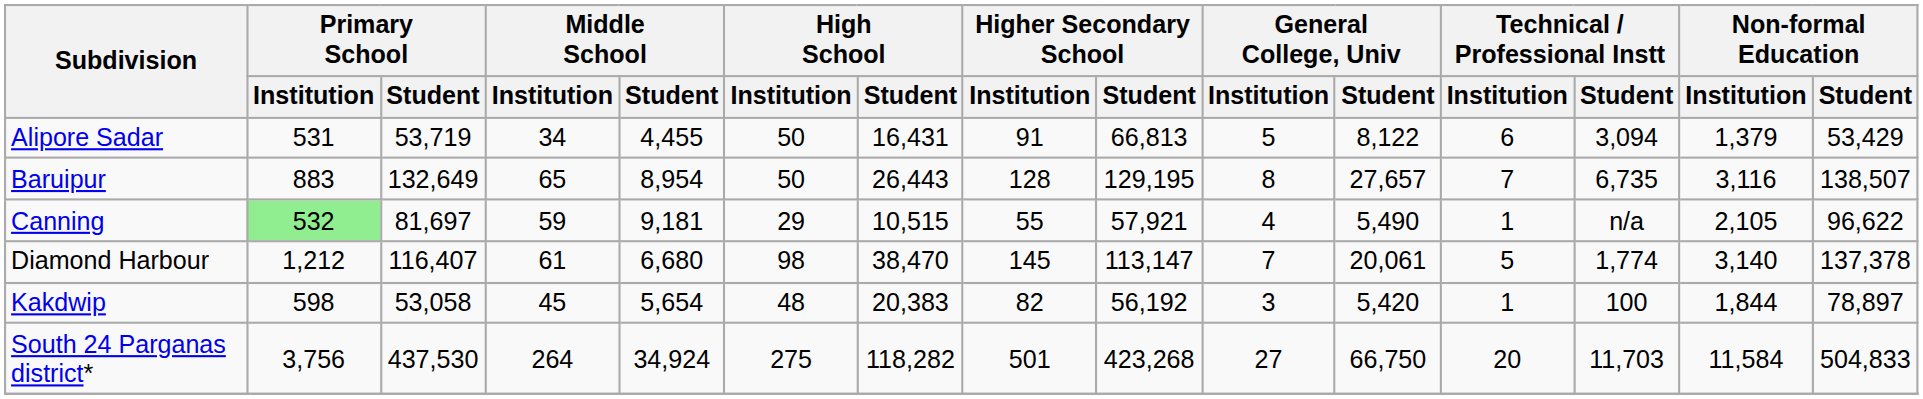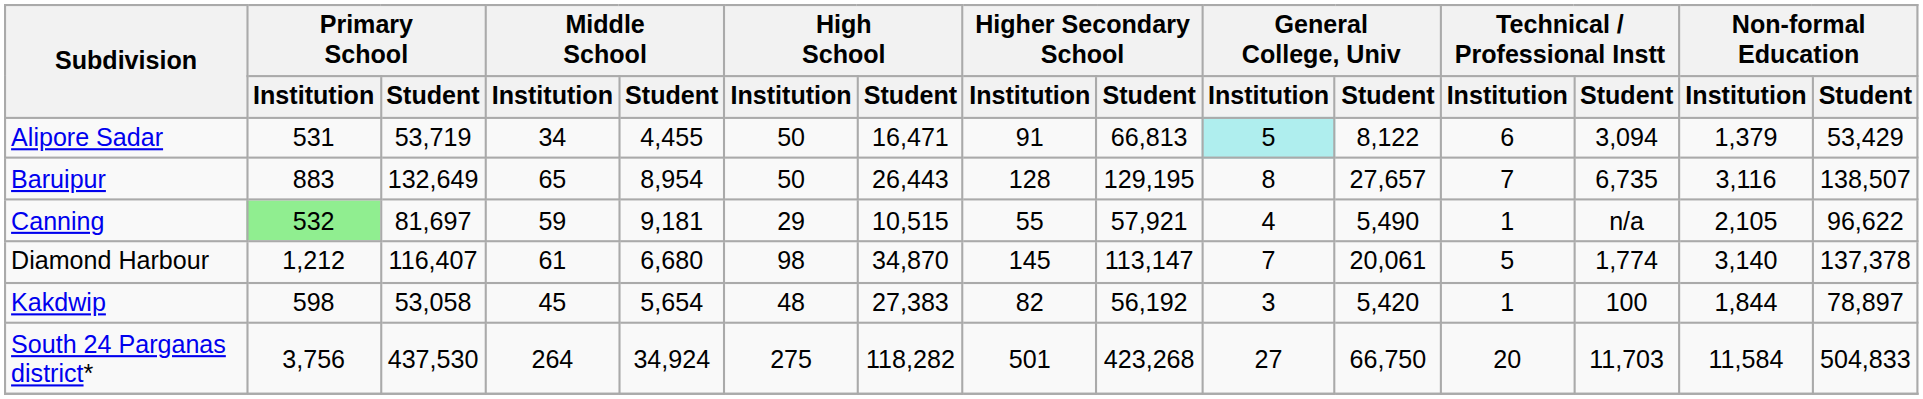(910, 138) 16,431 -> (910, 138) 16,471
(1269, 138) no background -> (1269, 138) paleturquoise background
(910, 262) 38,470 -> (910, 262) 34,870
(910, 303) 20,383 -> (910, 303) 27,383
